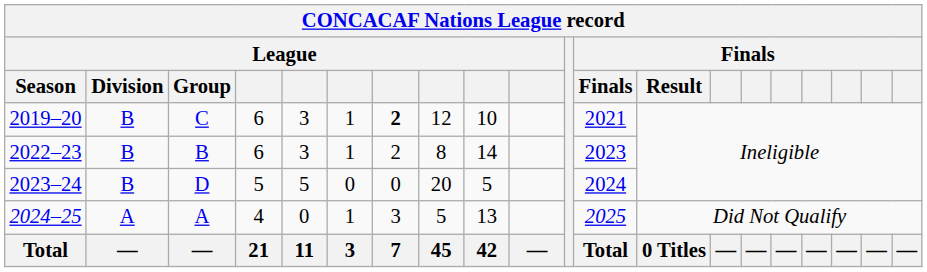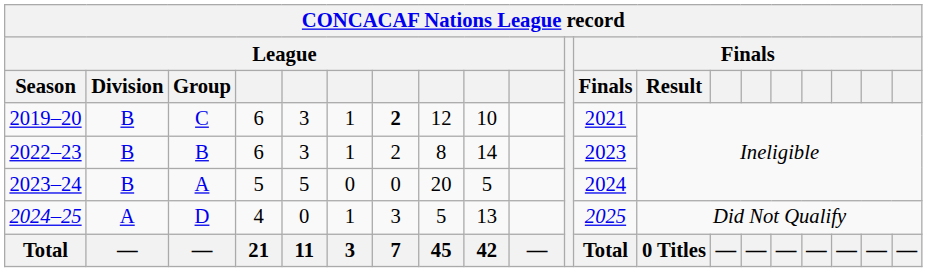(202, 184) D -> (202, 184) A
(202, 217) A -> (202, 217) D
